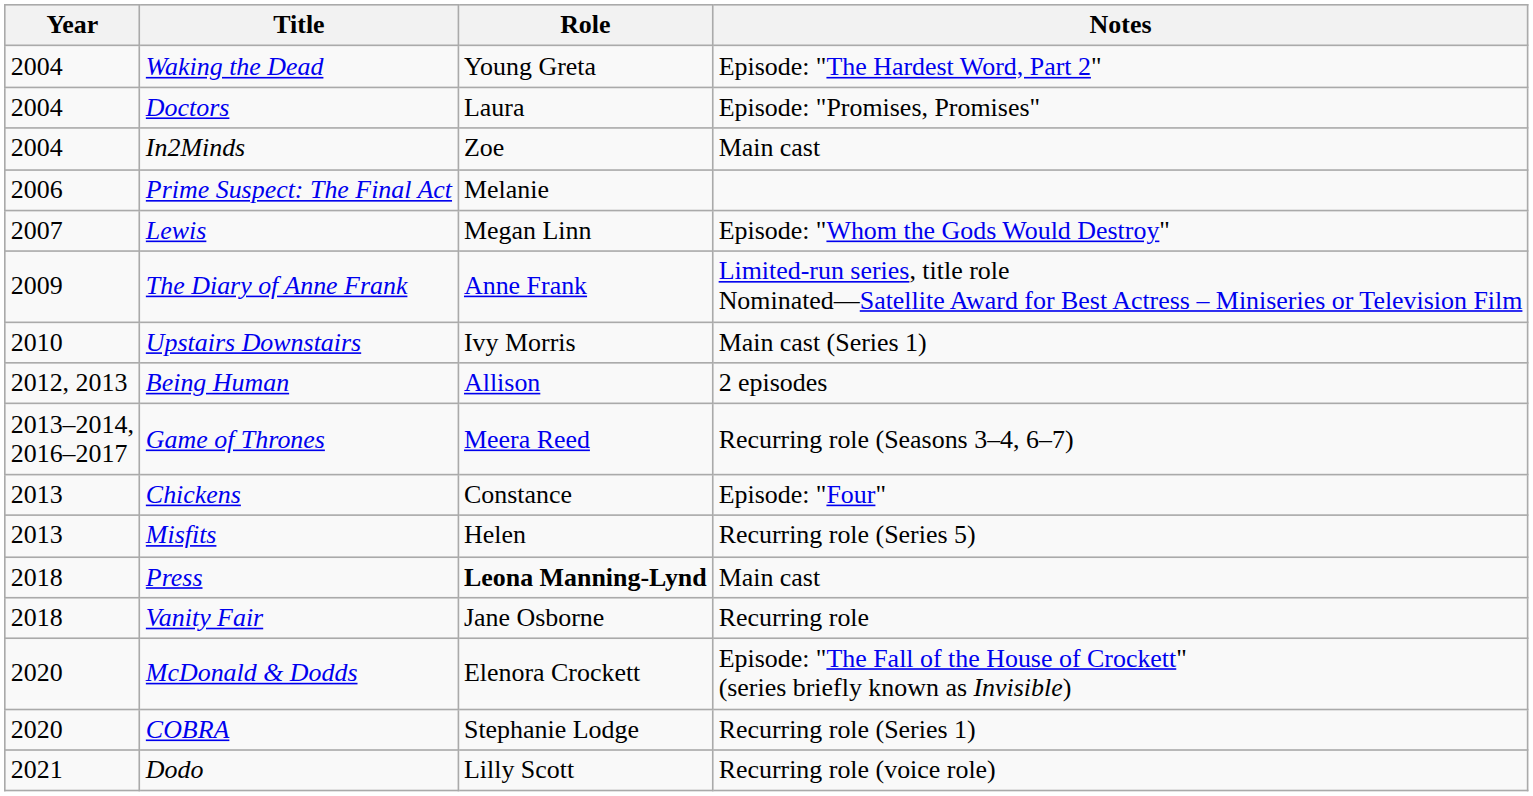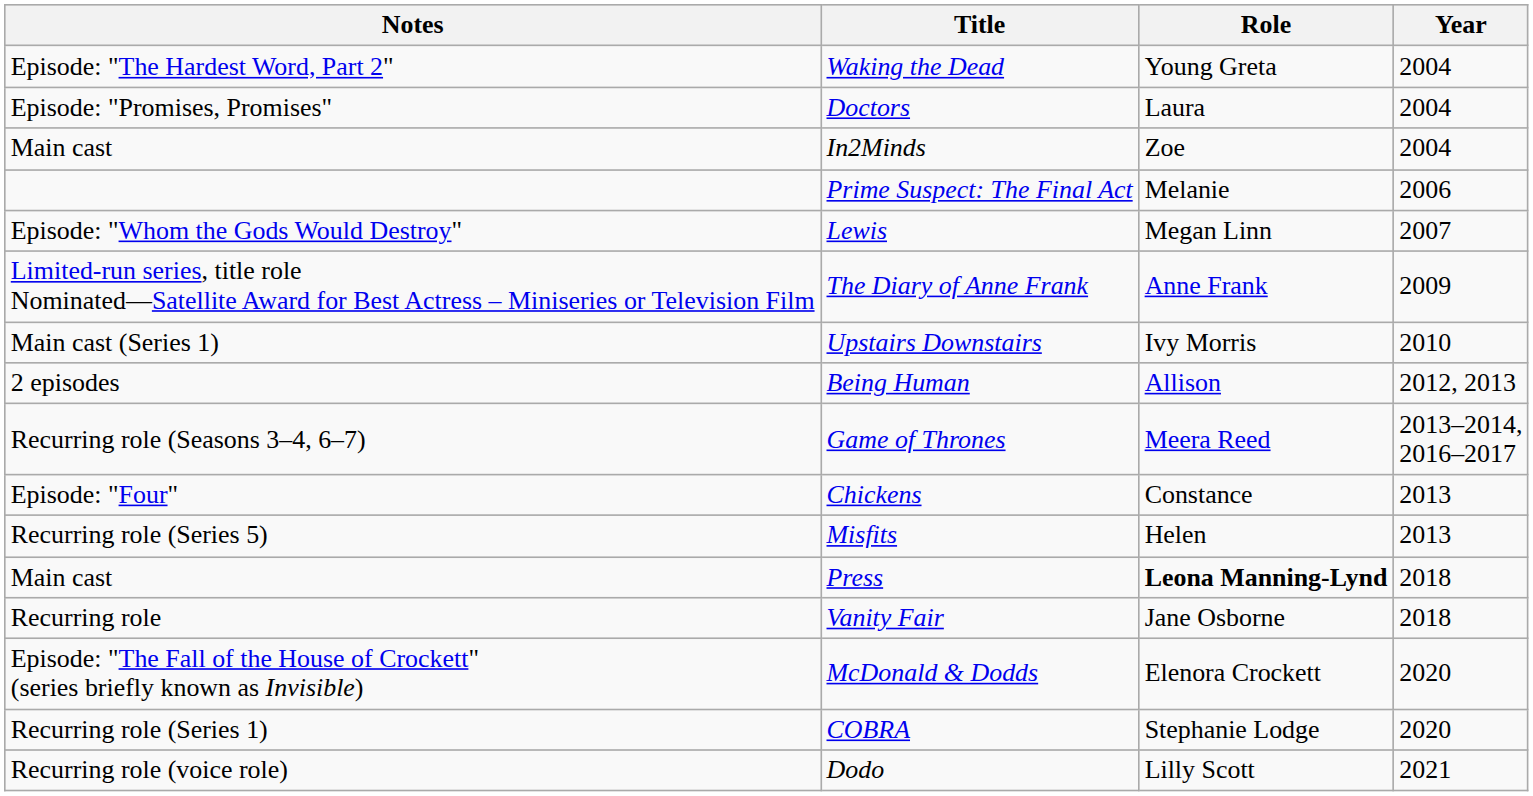columns swapped: (72, 25) <-> (1121, 25)
